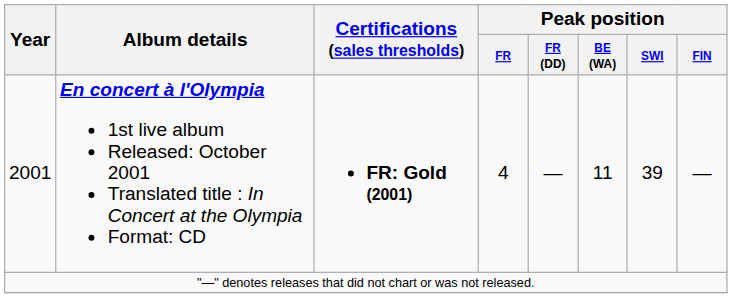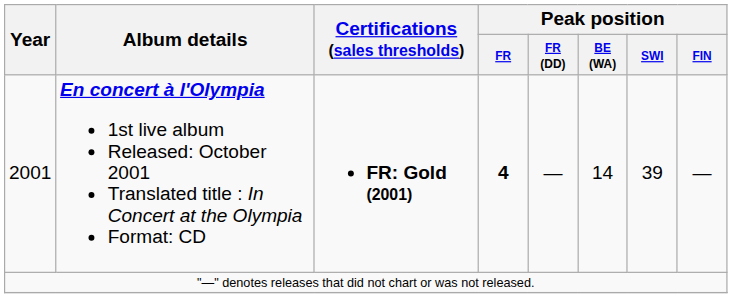(503, 173) normal -> (503, 173) bold
(603, 173) 11 -> (603, 173) 14
